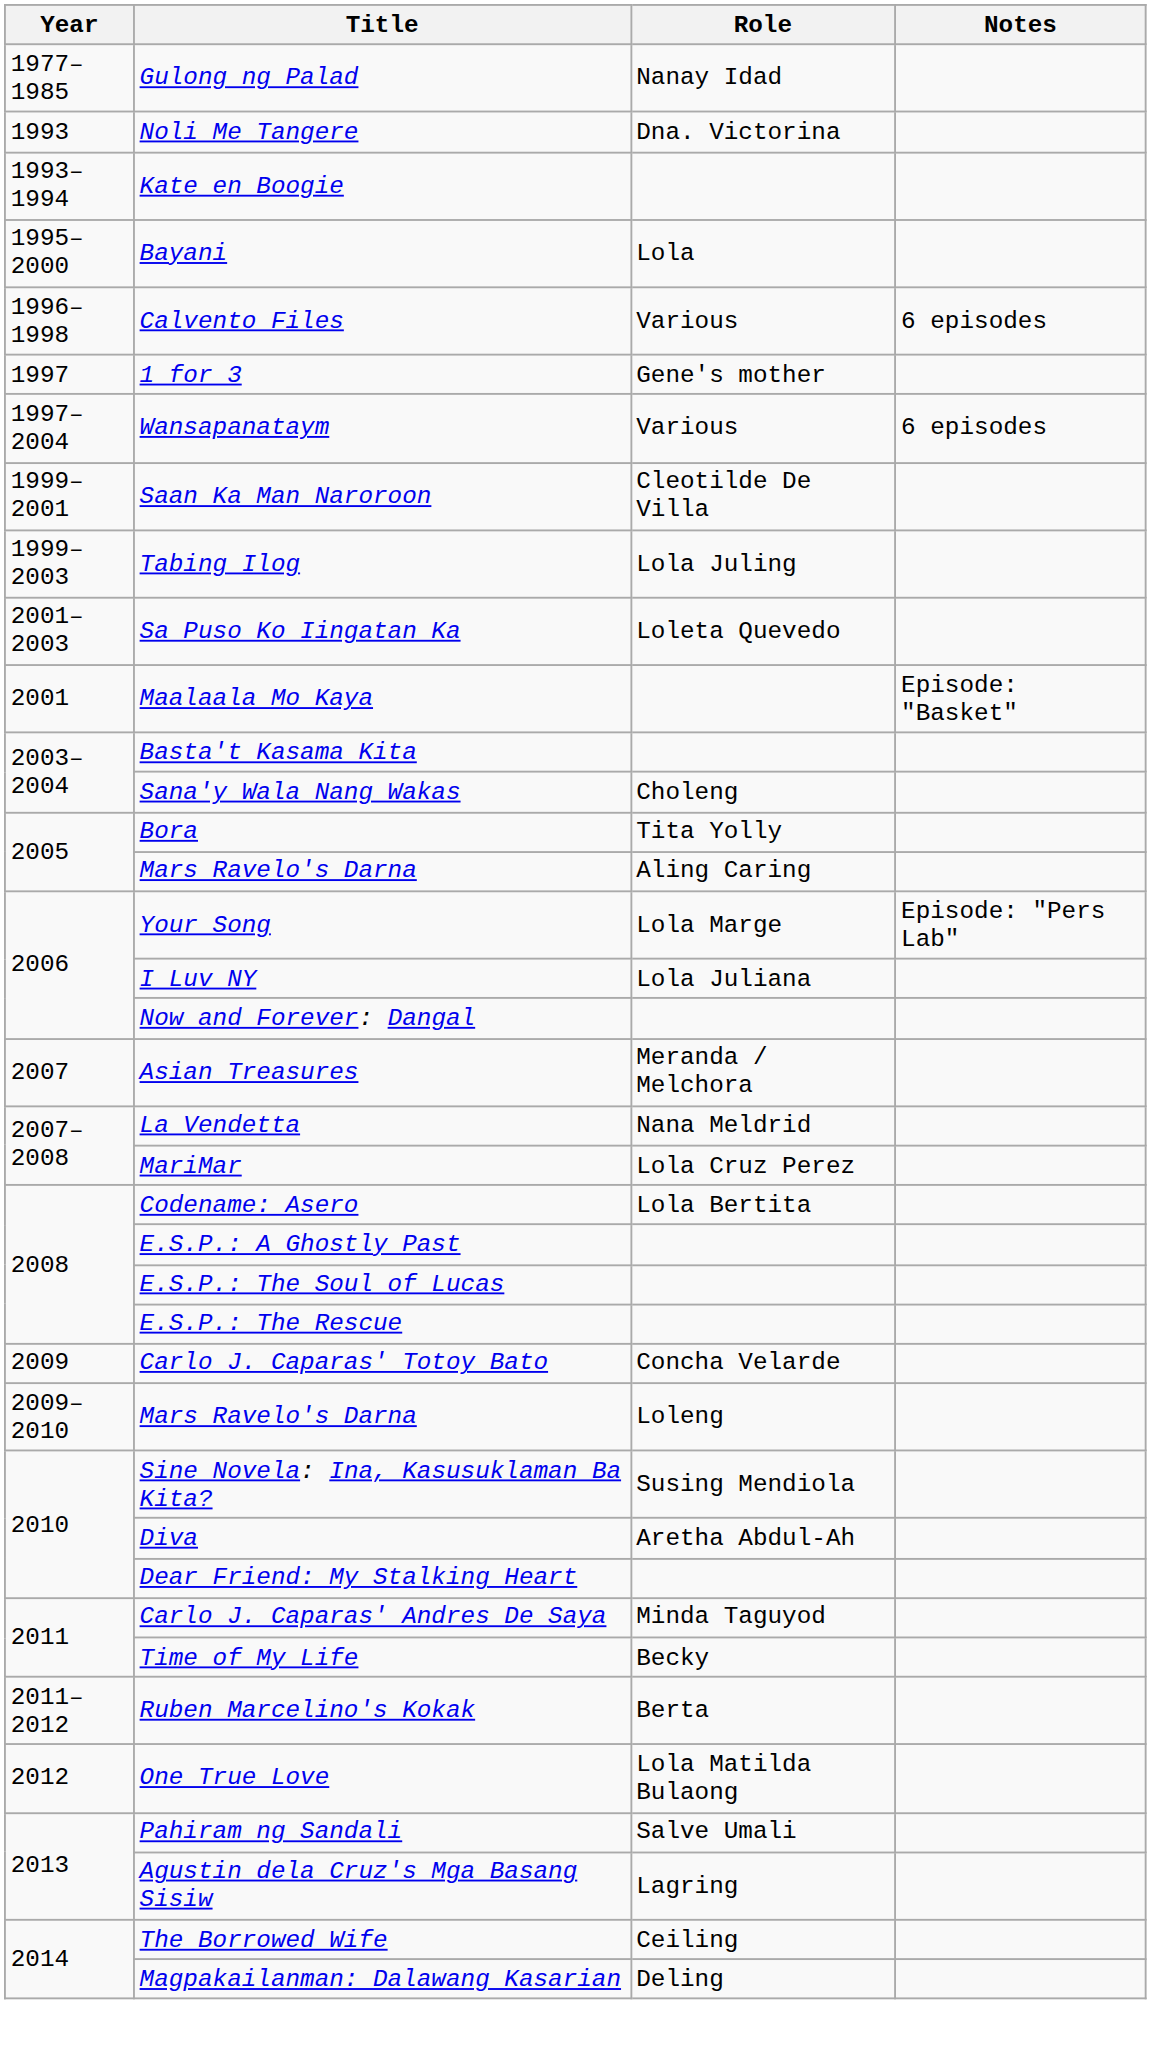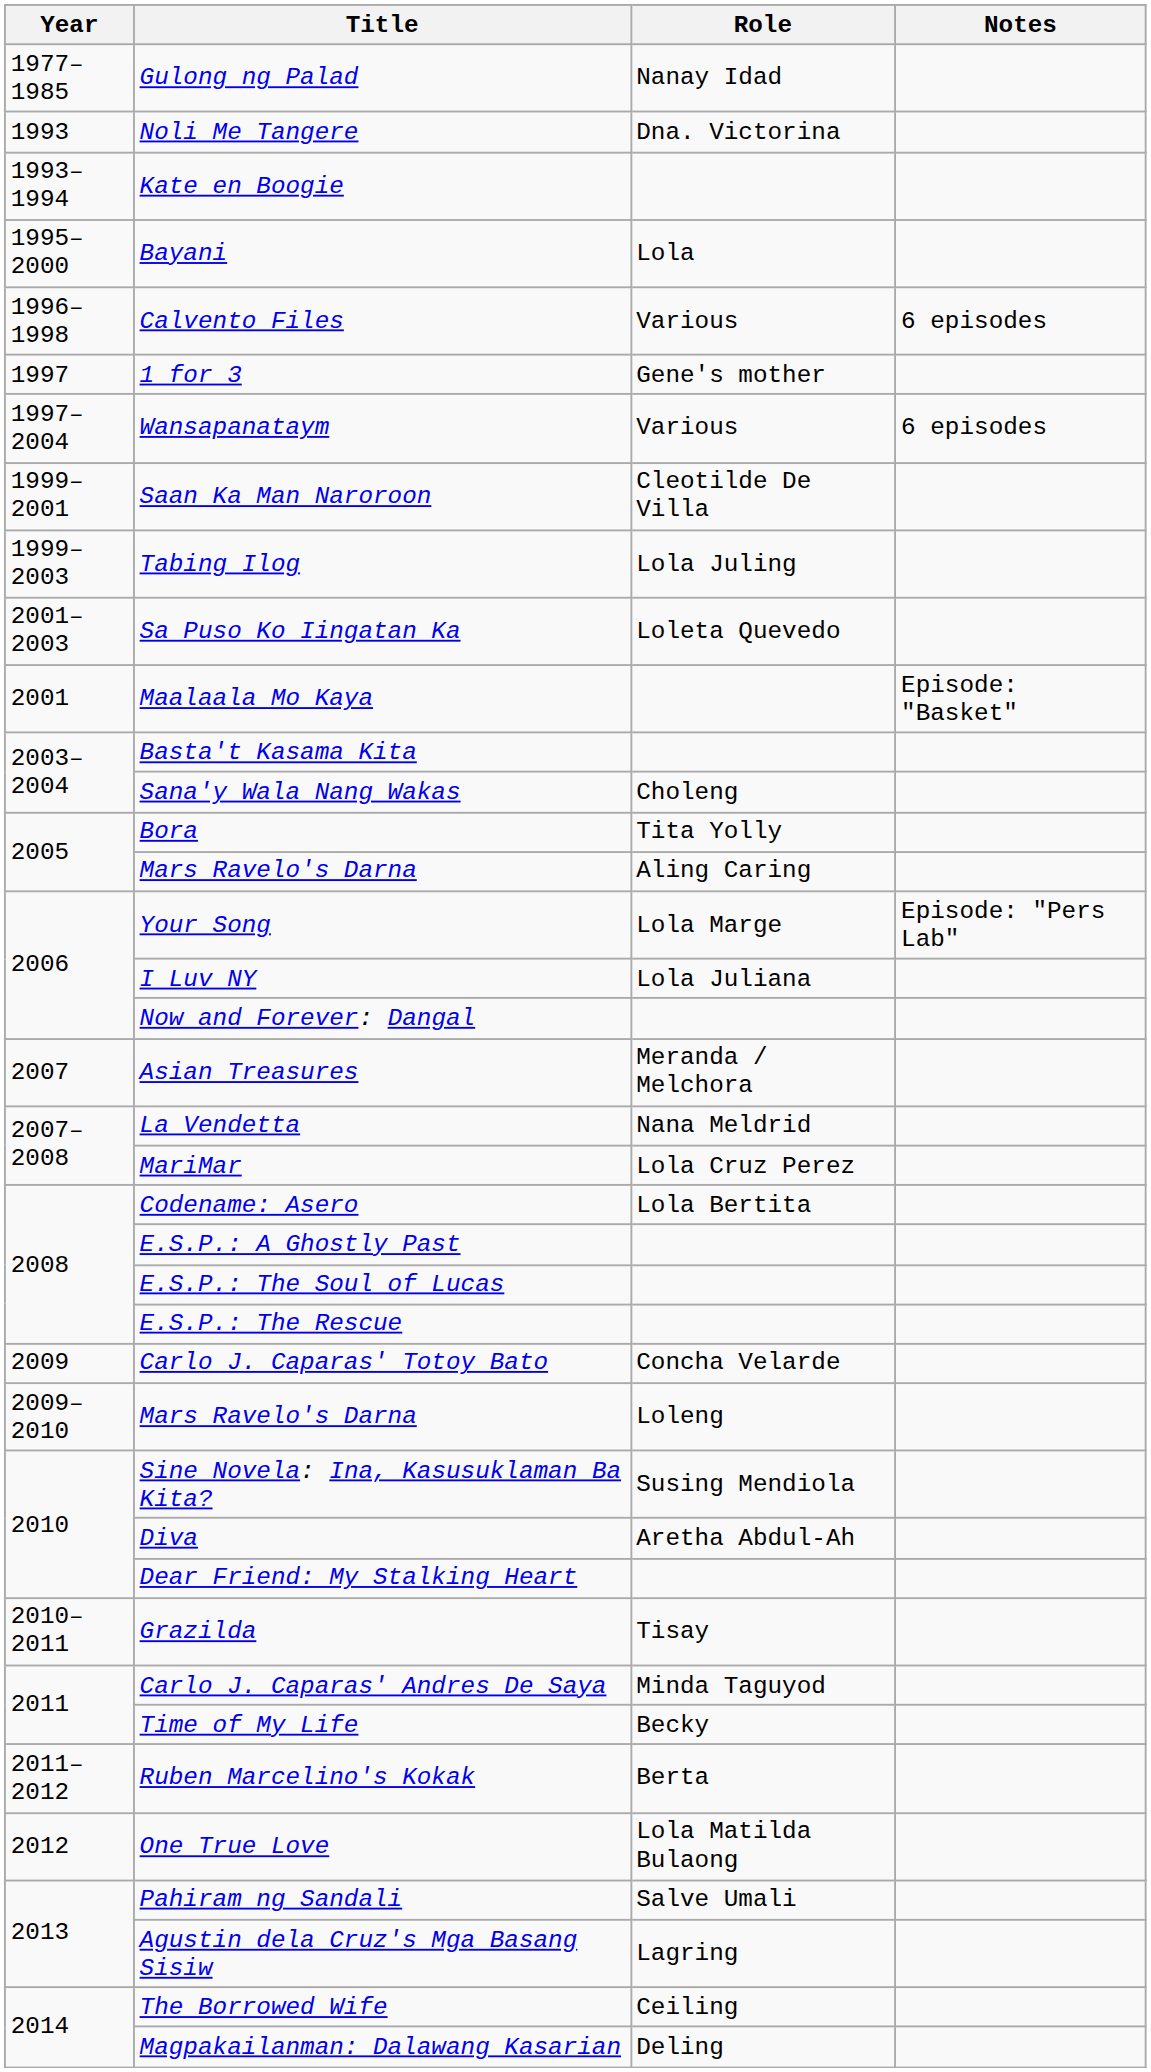+ row: (198, 1632)
